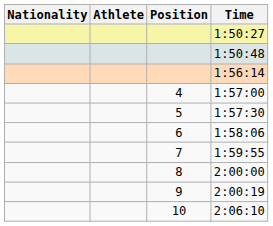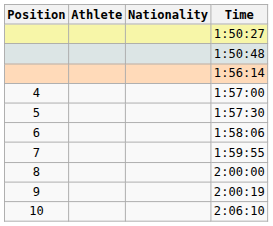columns swapped: (179, 14) <-> (47, 14)
